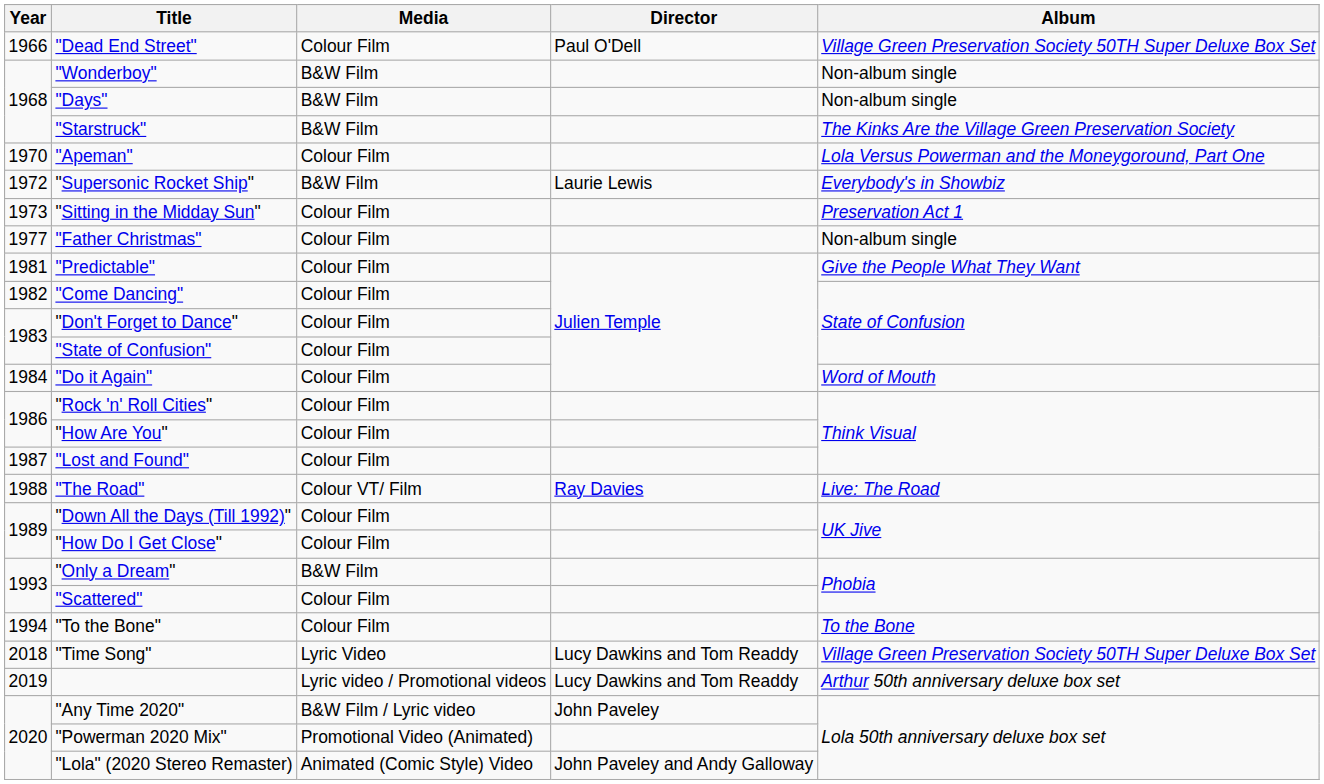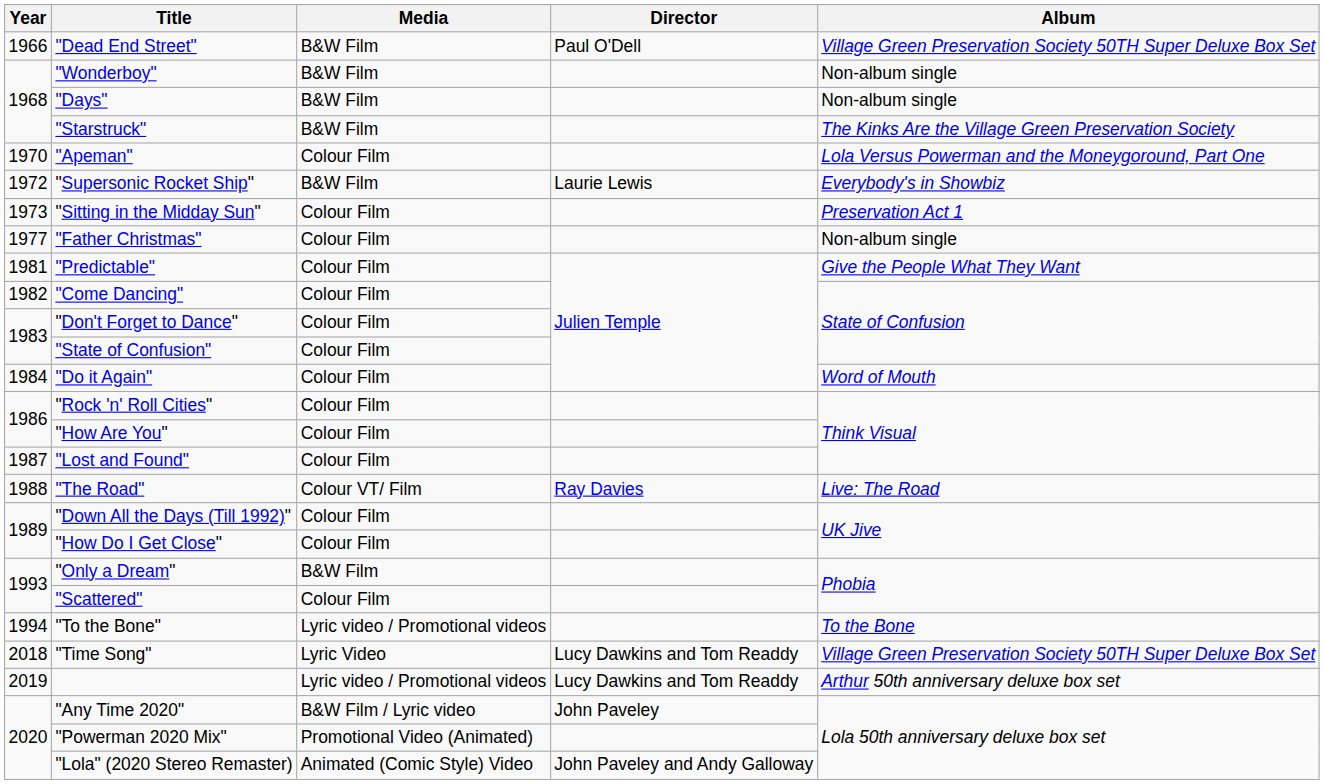(345, 45) Colour Film -> (339, 45) B&W Film
(345, 626) Colour Film -> (424, 626) Lyric video / Promotional videos
